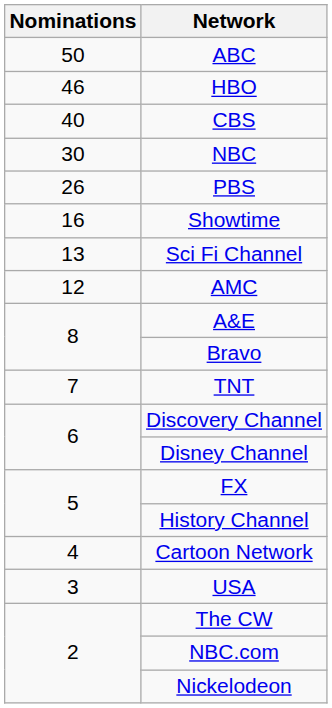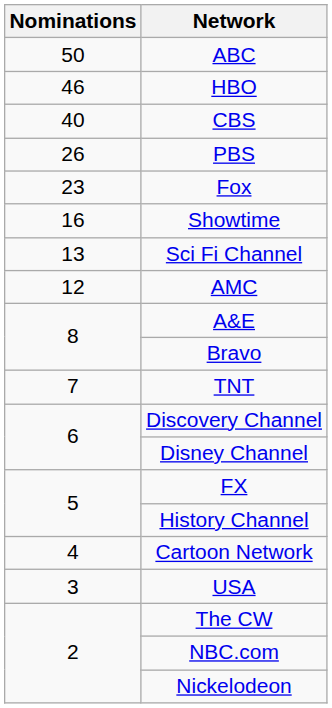- row: (234, 154)
+ row: (234, 187)
